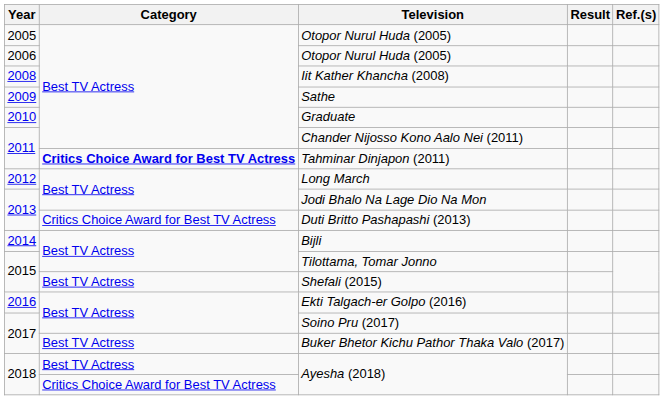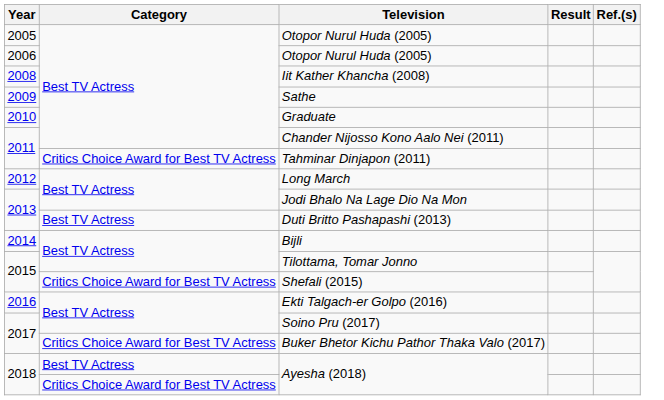(169, 158) bold -> (159, 158) normal
(159, 220) Critics Choice Award for Best TV Actress -> (88, 220) Best TV Actress
(88, 281) Best TV Actress -> (159, 281) Critics Choice Award for Best TV Actress
(88, 343) Best TV Actress -> (159, 343) Critics Choice Award for Best TV Actress
